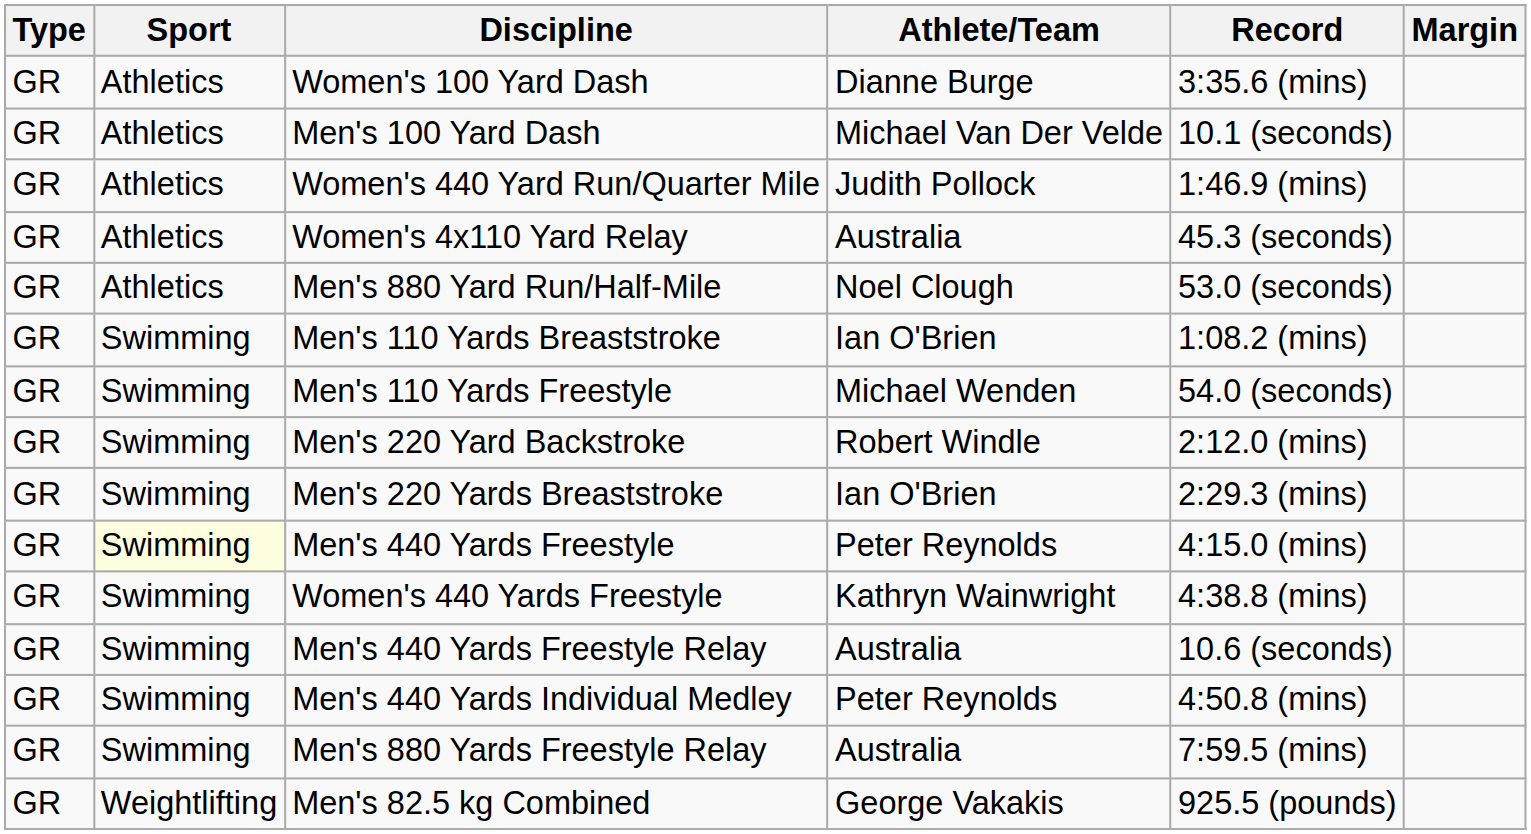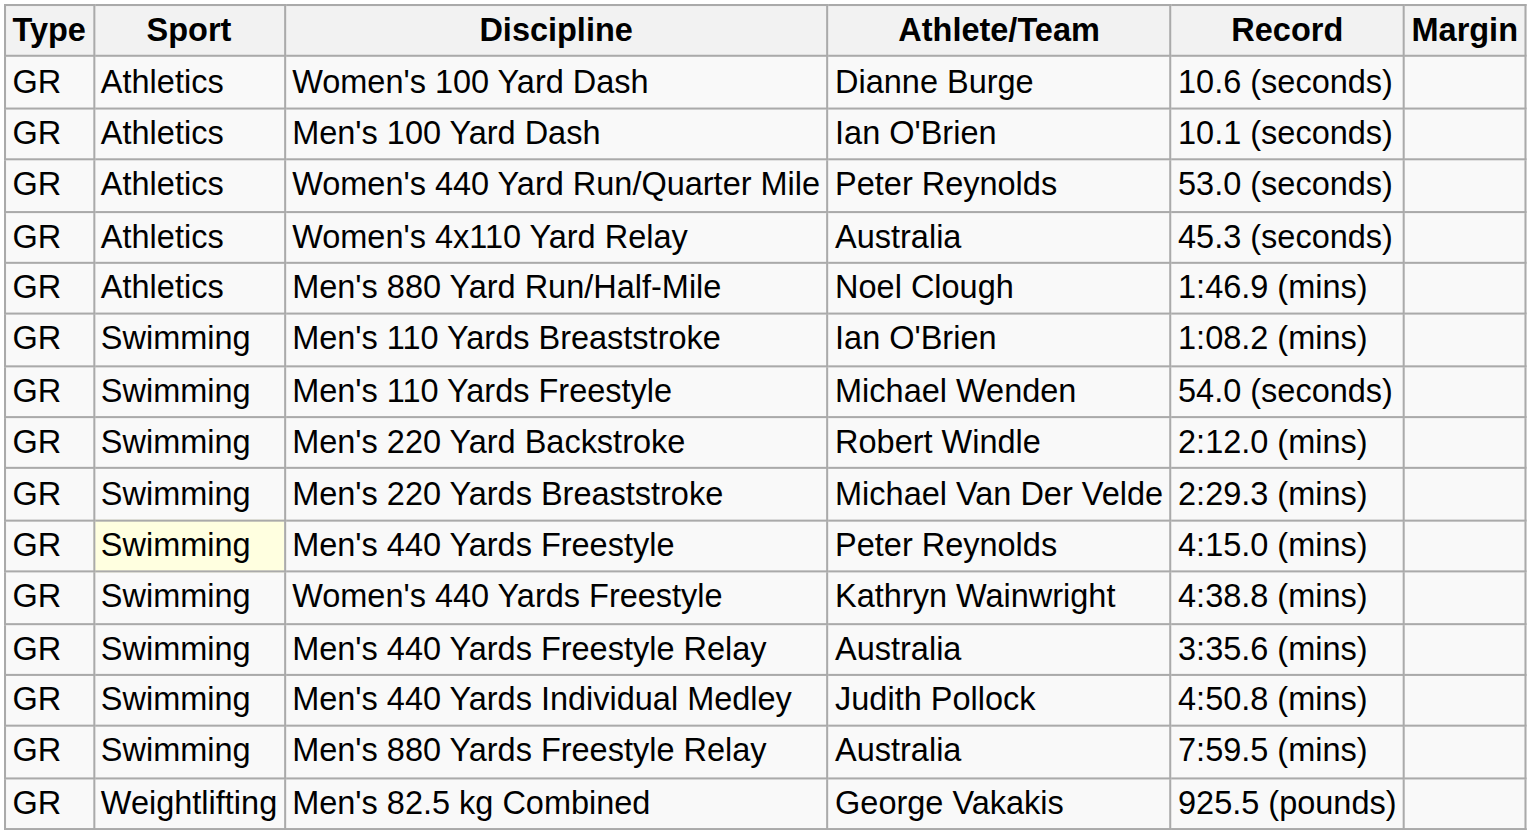(1273, 81) 3:35.6 (mins) -> (1285, 81) 10.6 (seconds)
(999, 133) Michael Van Der Velde -> (916, 133) Ian O'Brien
(935, 184) Judith Pollock -> (946, 184) Peter Reynolds
(1273, 184) 1:46.9 (mins) -> (1285, 184) 53.0 (seconds)
(1285, 287) 53.0 (seconds) -> (1273, 287) 1:46.9 (mins)
(916, 493) Ian O'Brien -> (999, 493) Michael Van Der Velde
(1285, 648) 10.6 (seconds) -> (1273, 648) 3:35.6 (mins)
(946, 699) Peter Reynolds -> (935, 699) Judith Pollock
